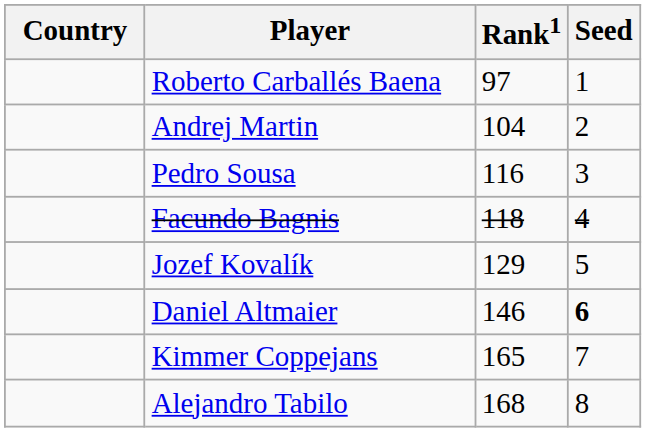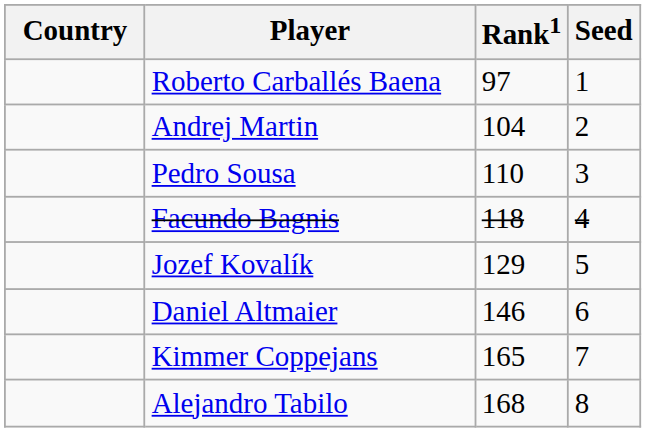(503, 173) 116 -> (503, 173) 110
(582, 310) bold -> (582, 310) normal
